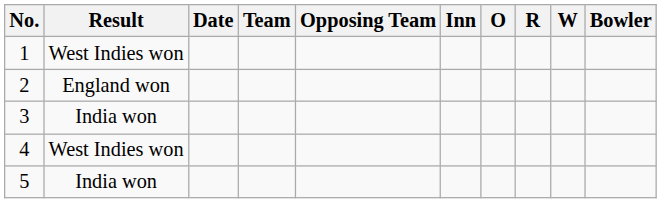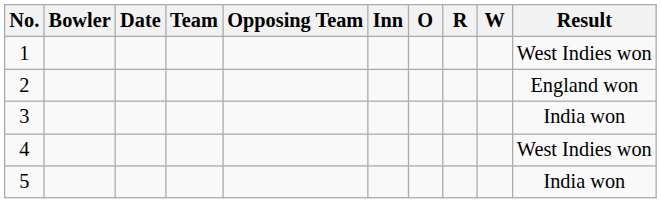columns swapped: (621, 20) <-> (116, 20)
